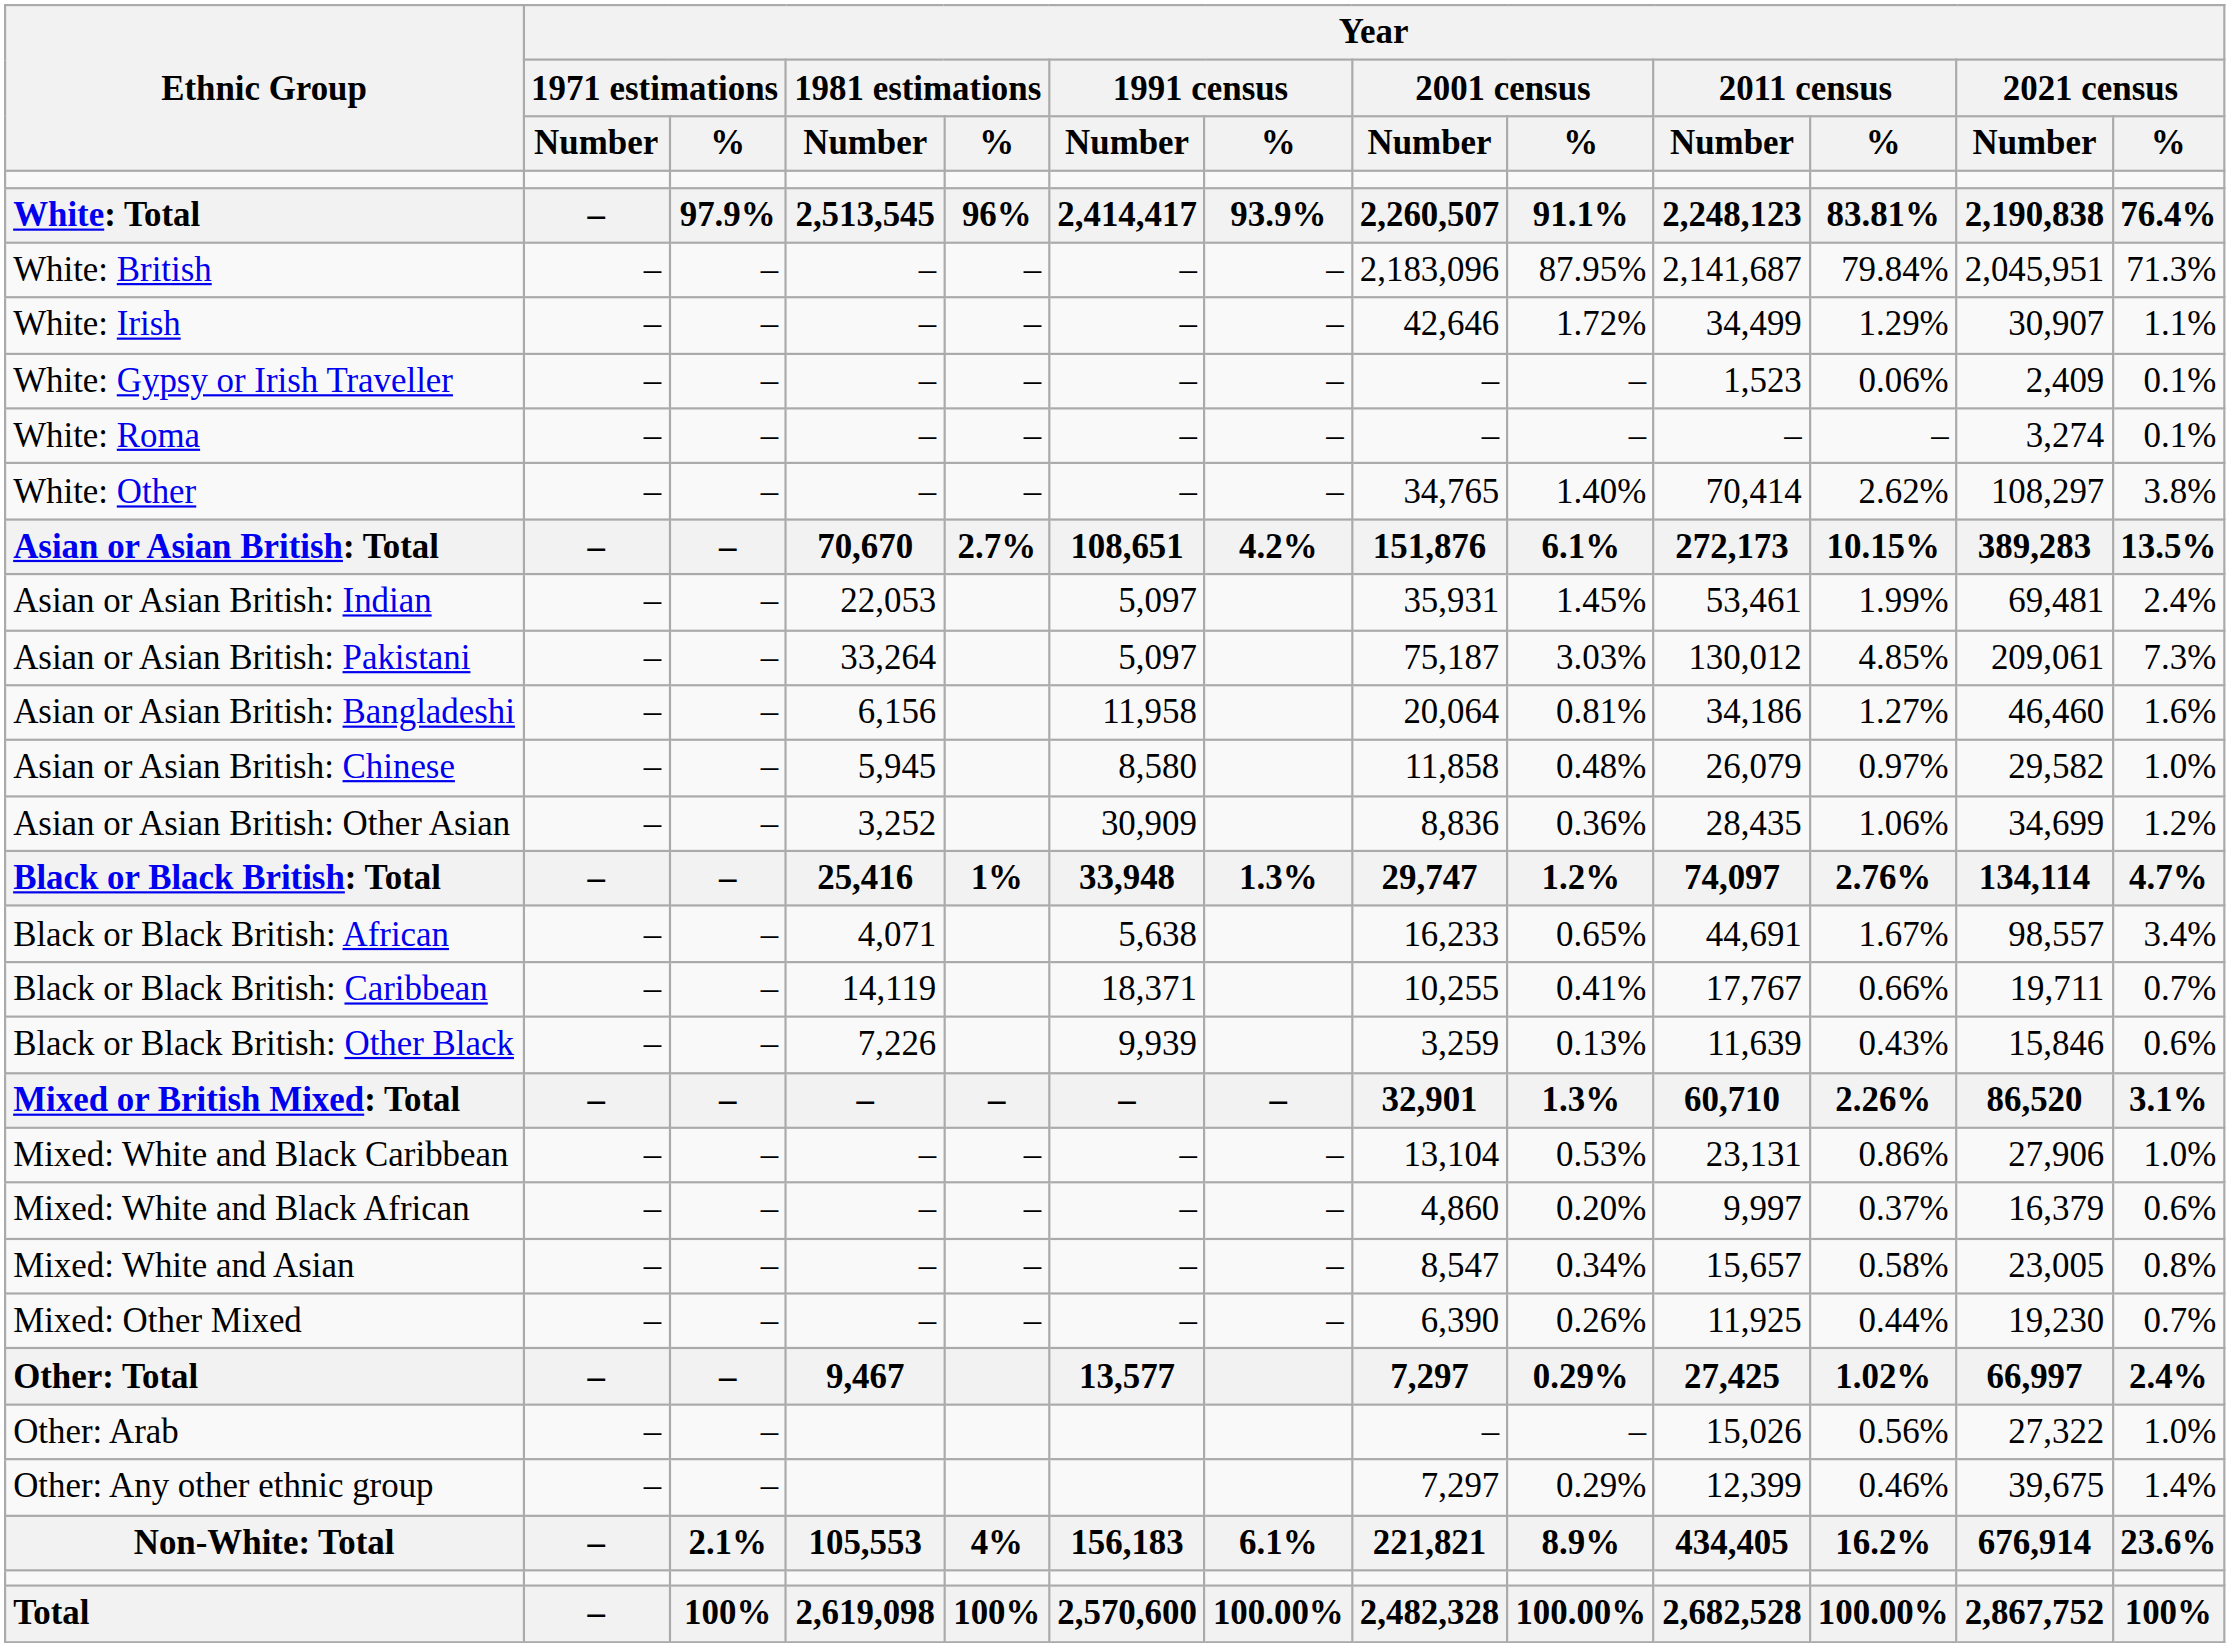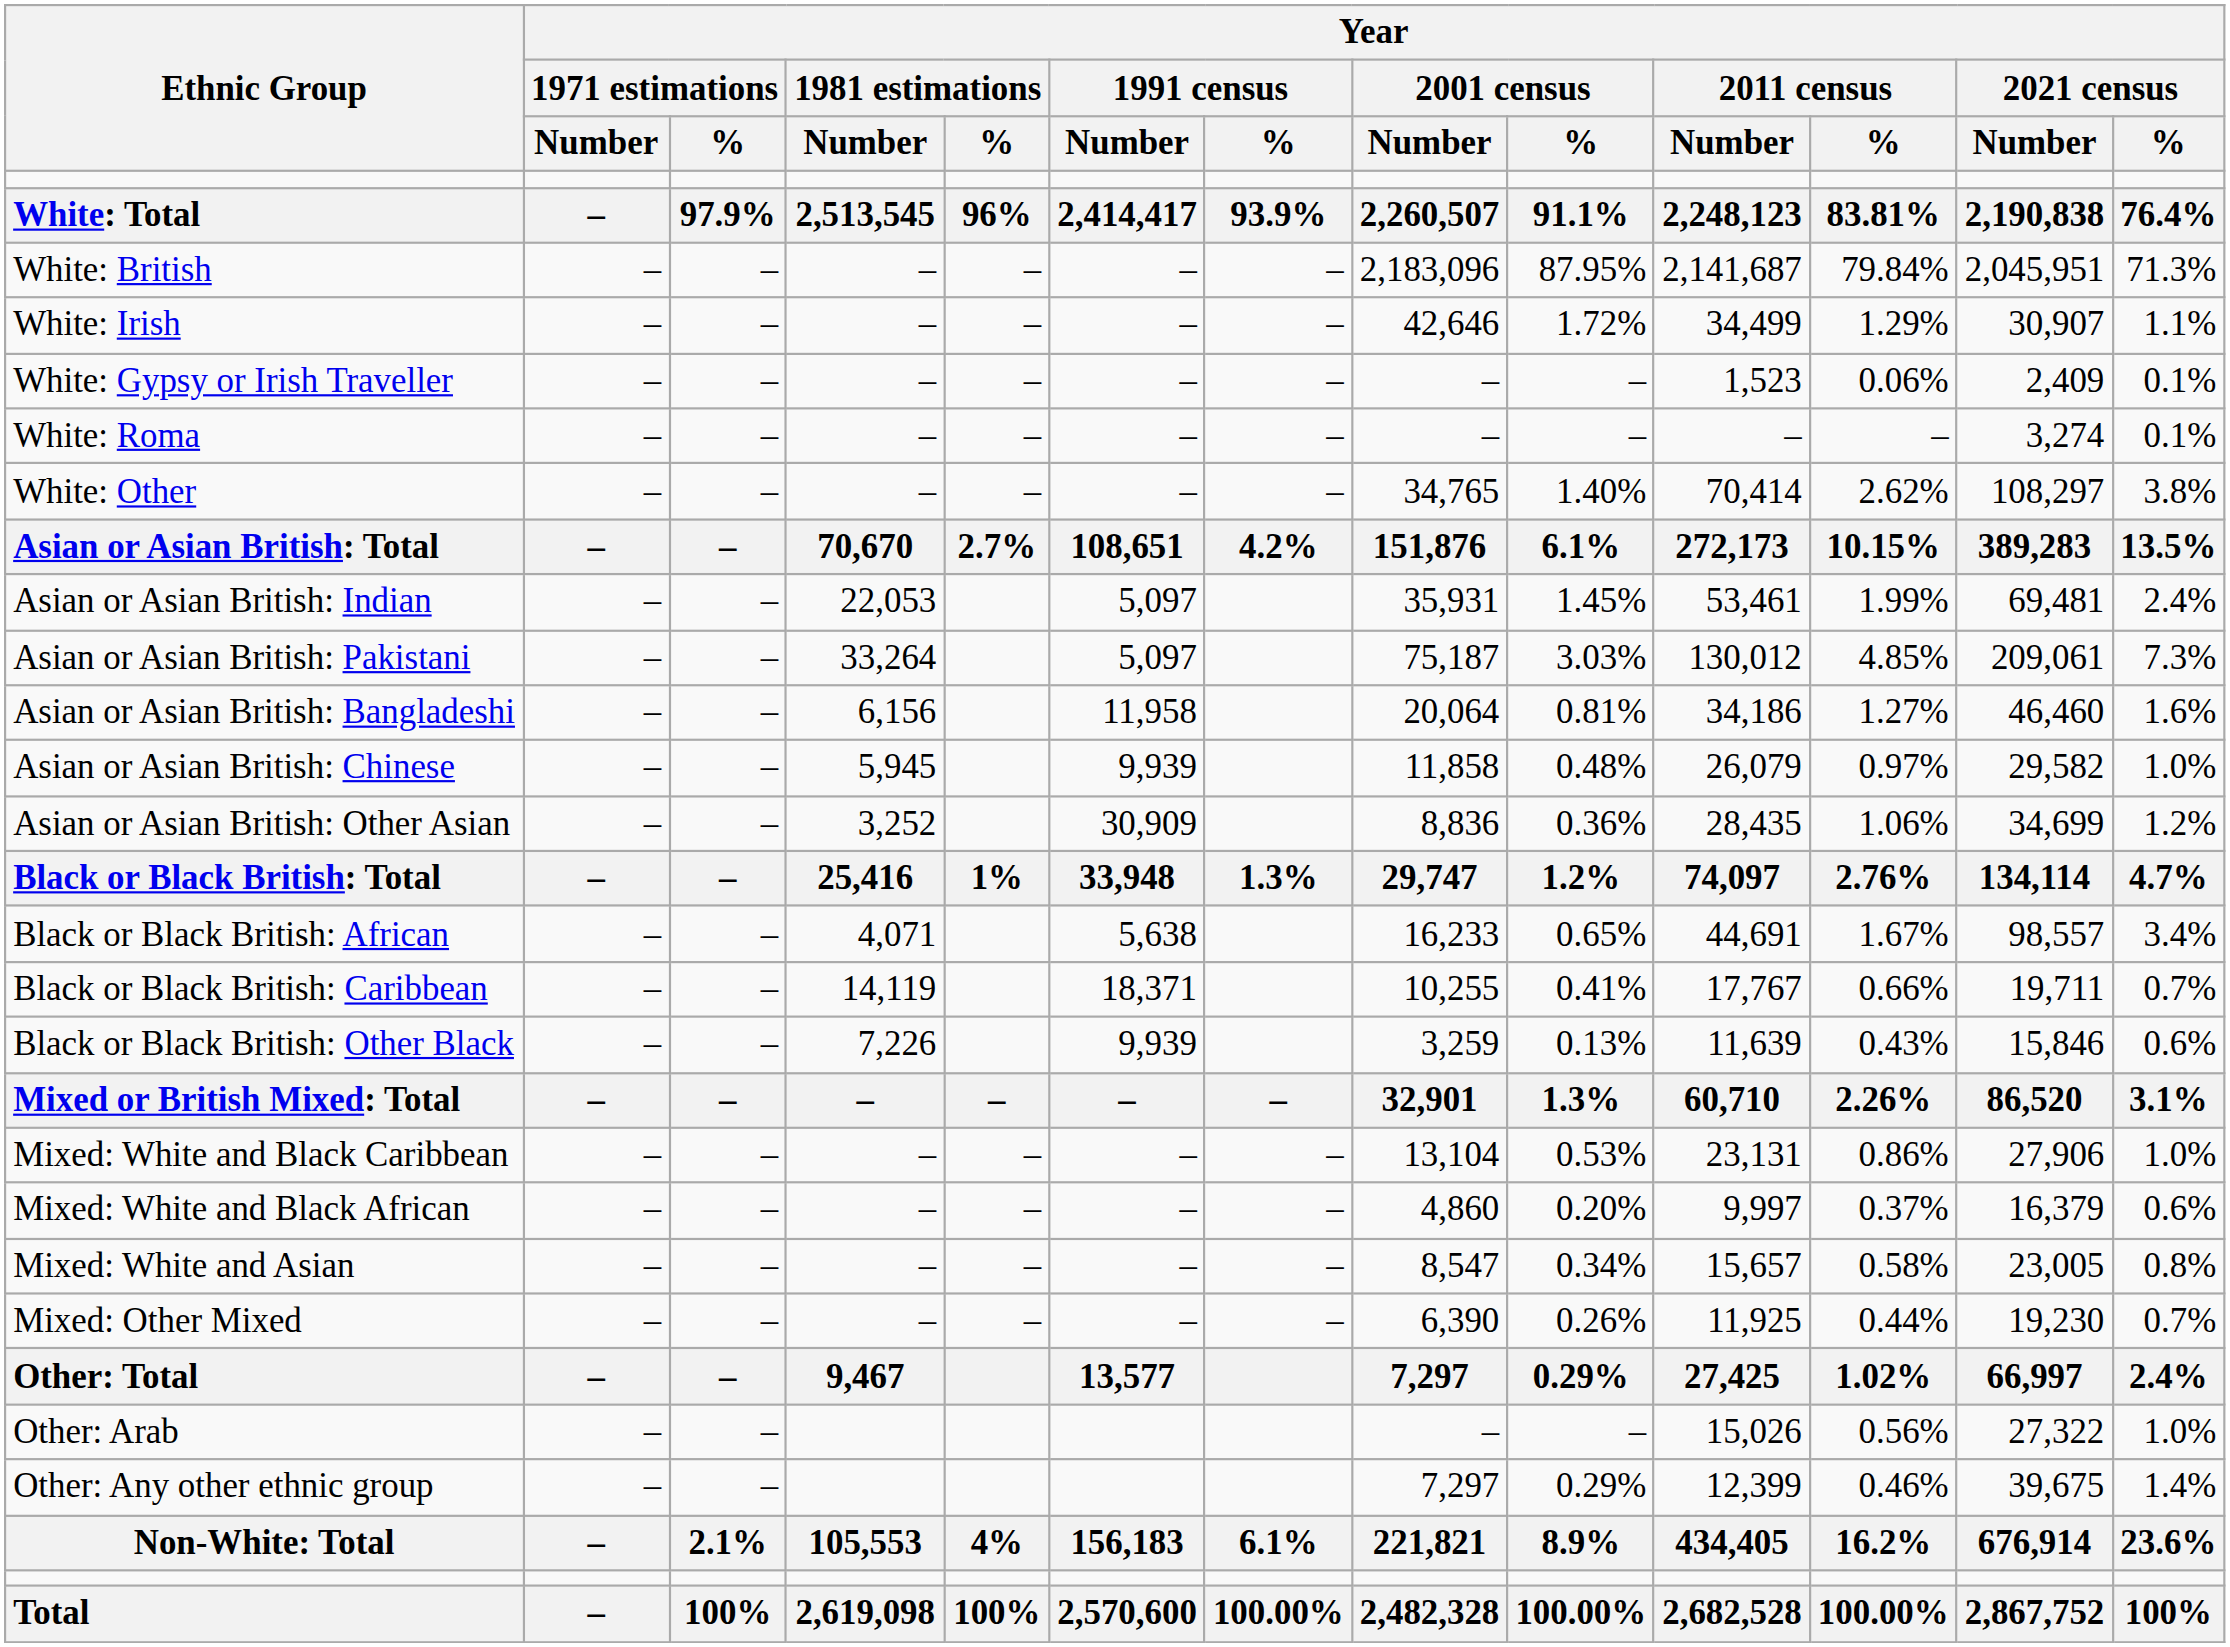(1158, 767) 8,580 -> (1158, 767) 9,939
